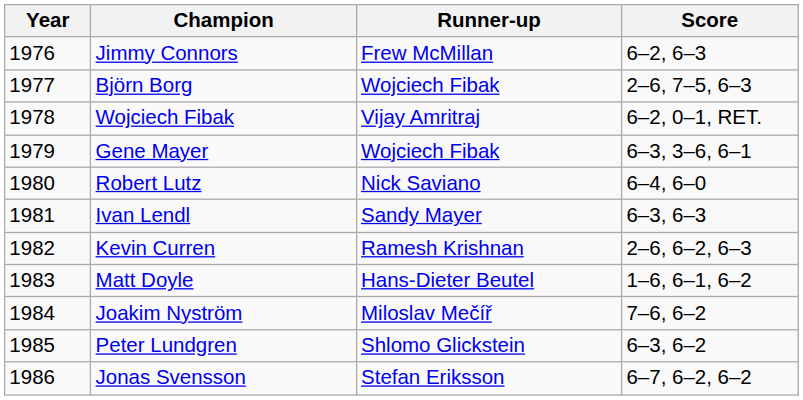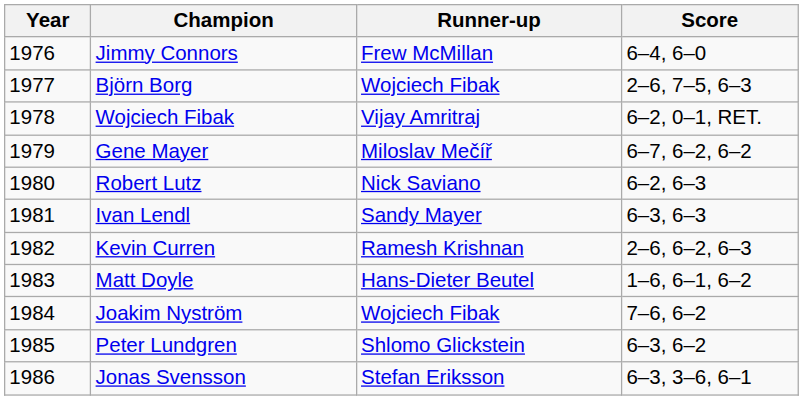(666, 53) 6–2, 6–3 -> (666, 53) 6–4, 6–0
(430, 150) Wojciech Fibak -> (426, 150) Miloslav Mečíř
(689, 150) 6–3, 3–6, 6–1 -> (689, 150) 6–7, 6–2, 6–2
(666, 183) 6–4, 6–0 -> (666, 183) 6–2, 6–3
(426, 313) Miloslav Mečíř -> (430, 313) Wojciech Fibak
(689, 378) 6–7, 6–2, 6–2 -> (689, 378) 6–3, 3–6, 6–1
